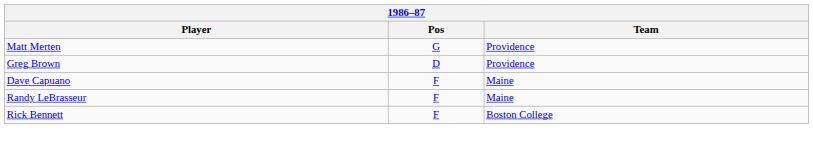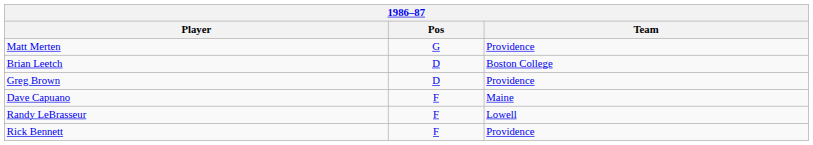+ row: (35, 64)
(500, 98) Maine -> (501, 115) Lowell
(519, 115) Boston College -> (510, 132) Providence
